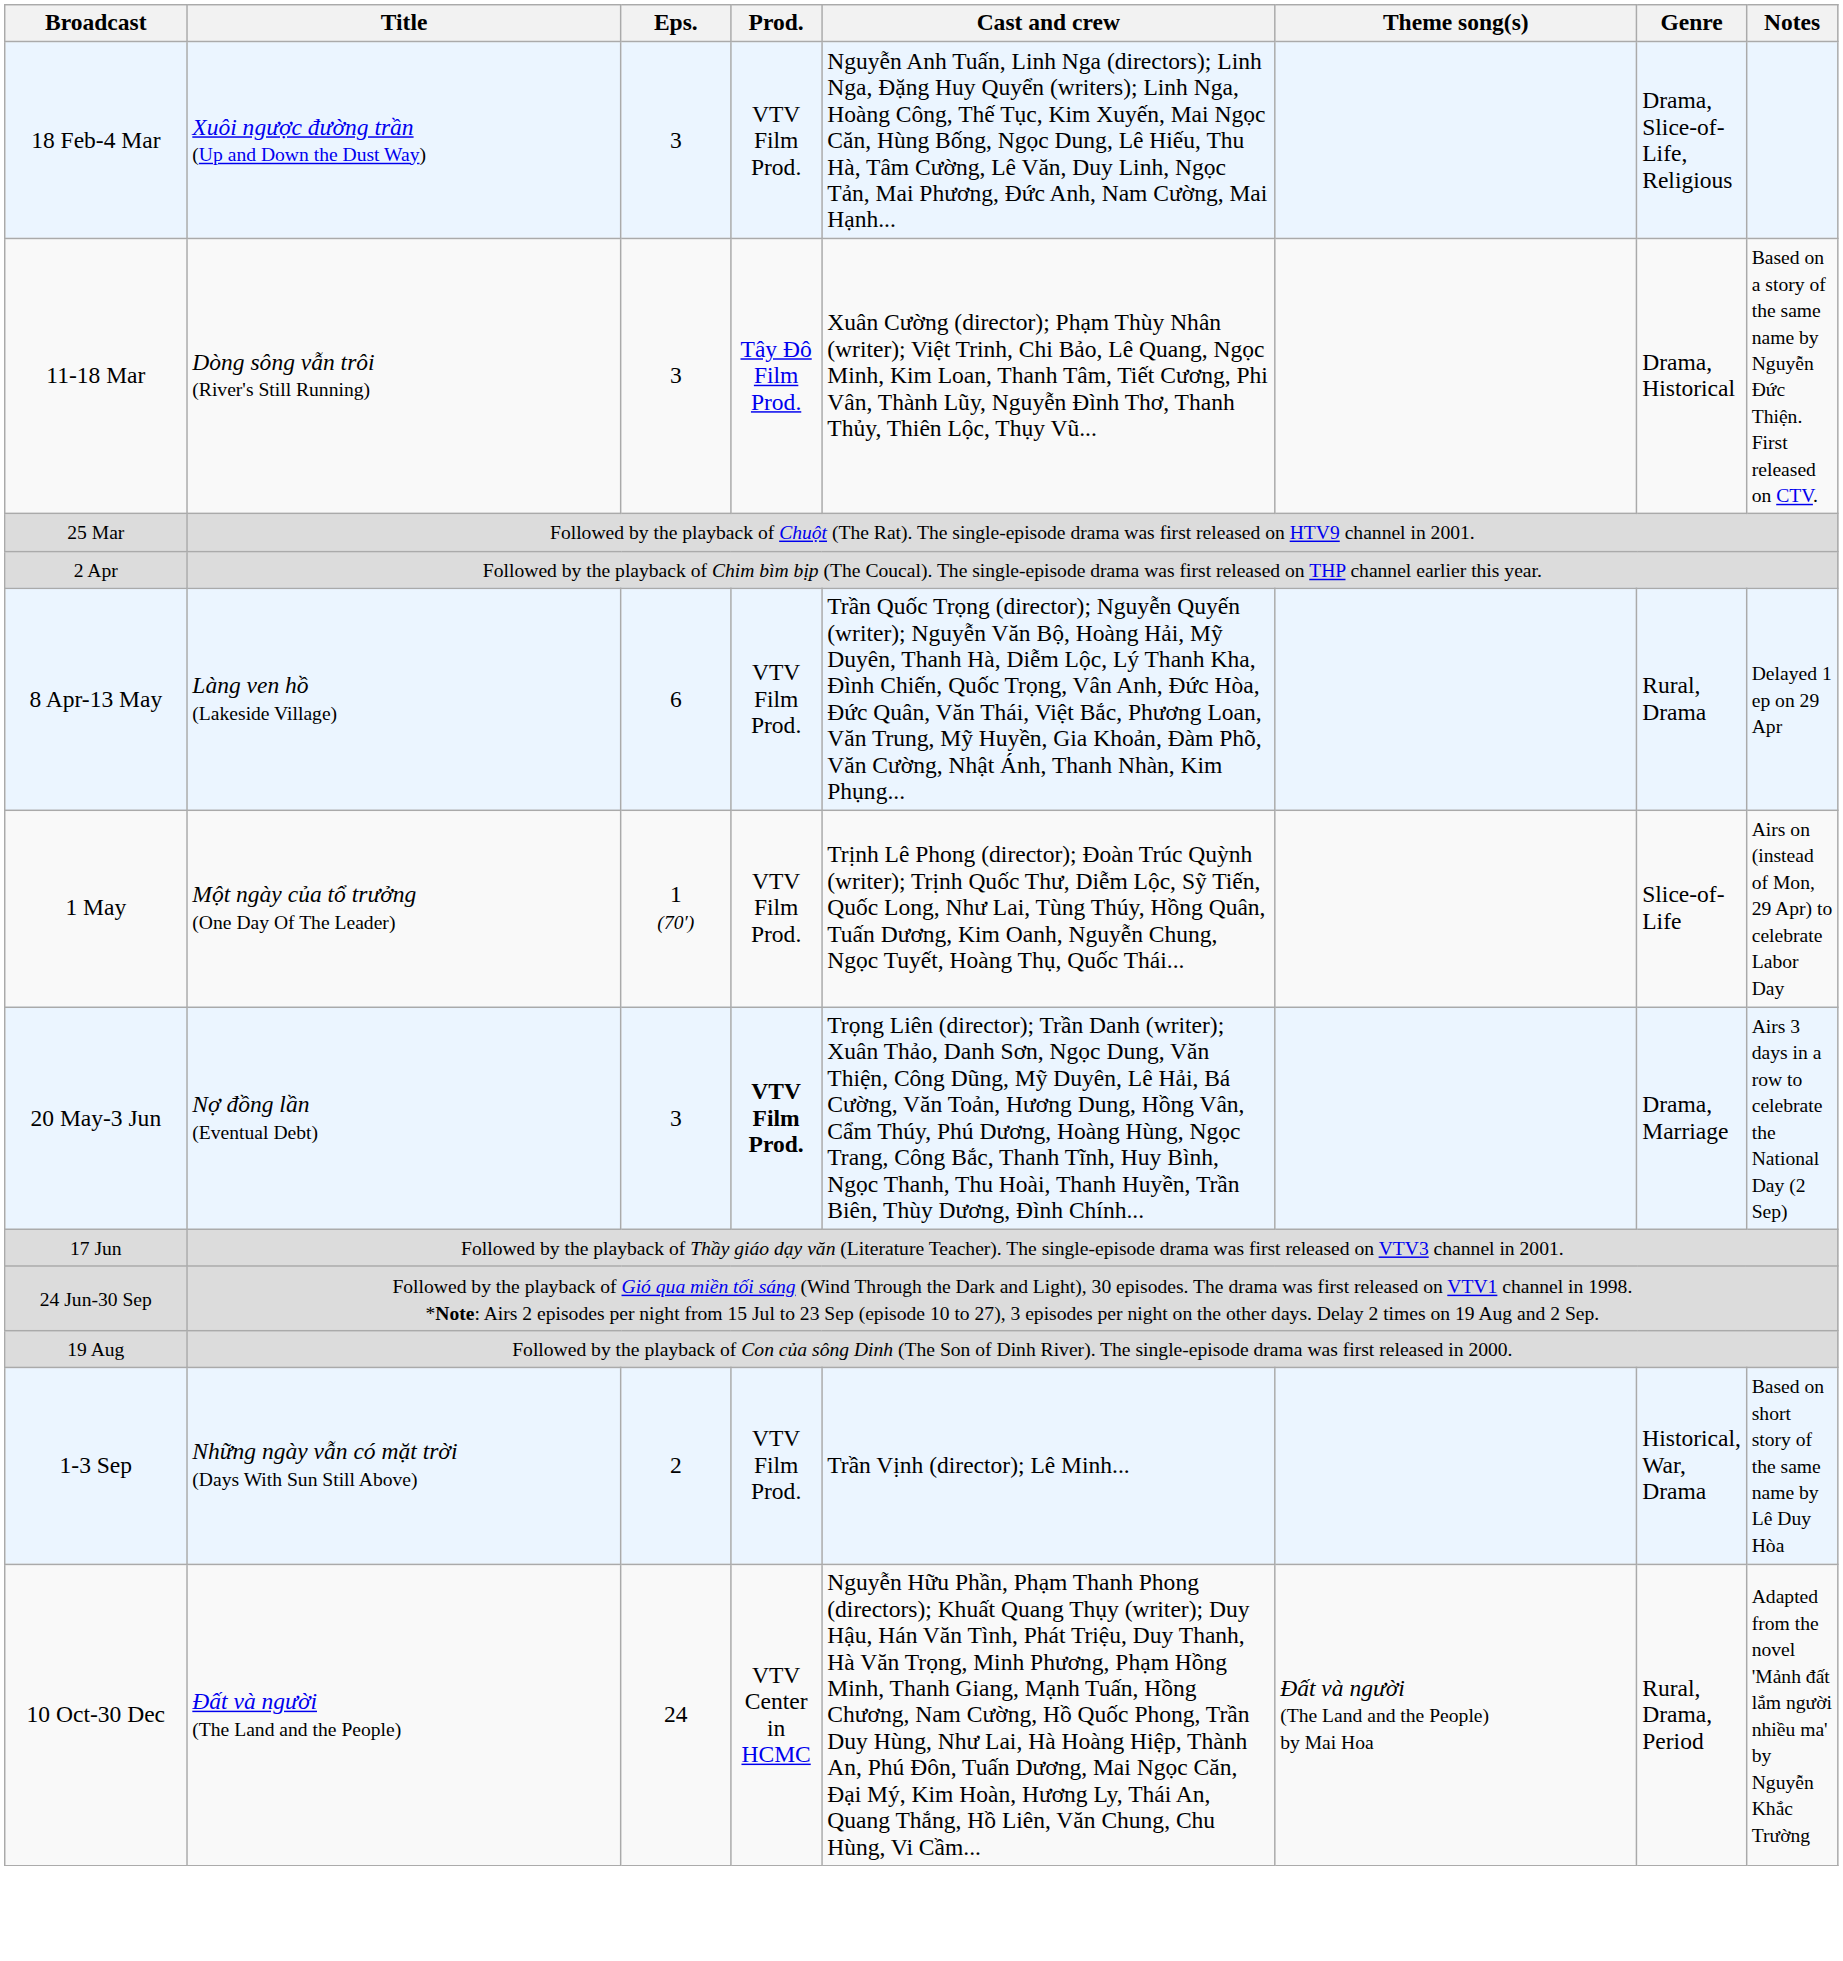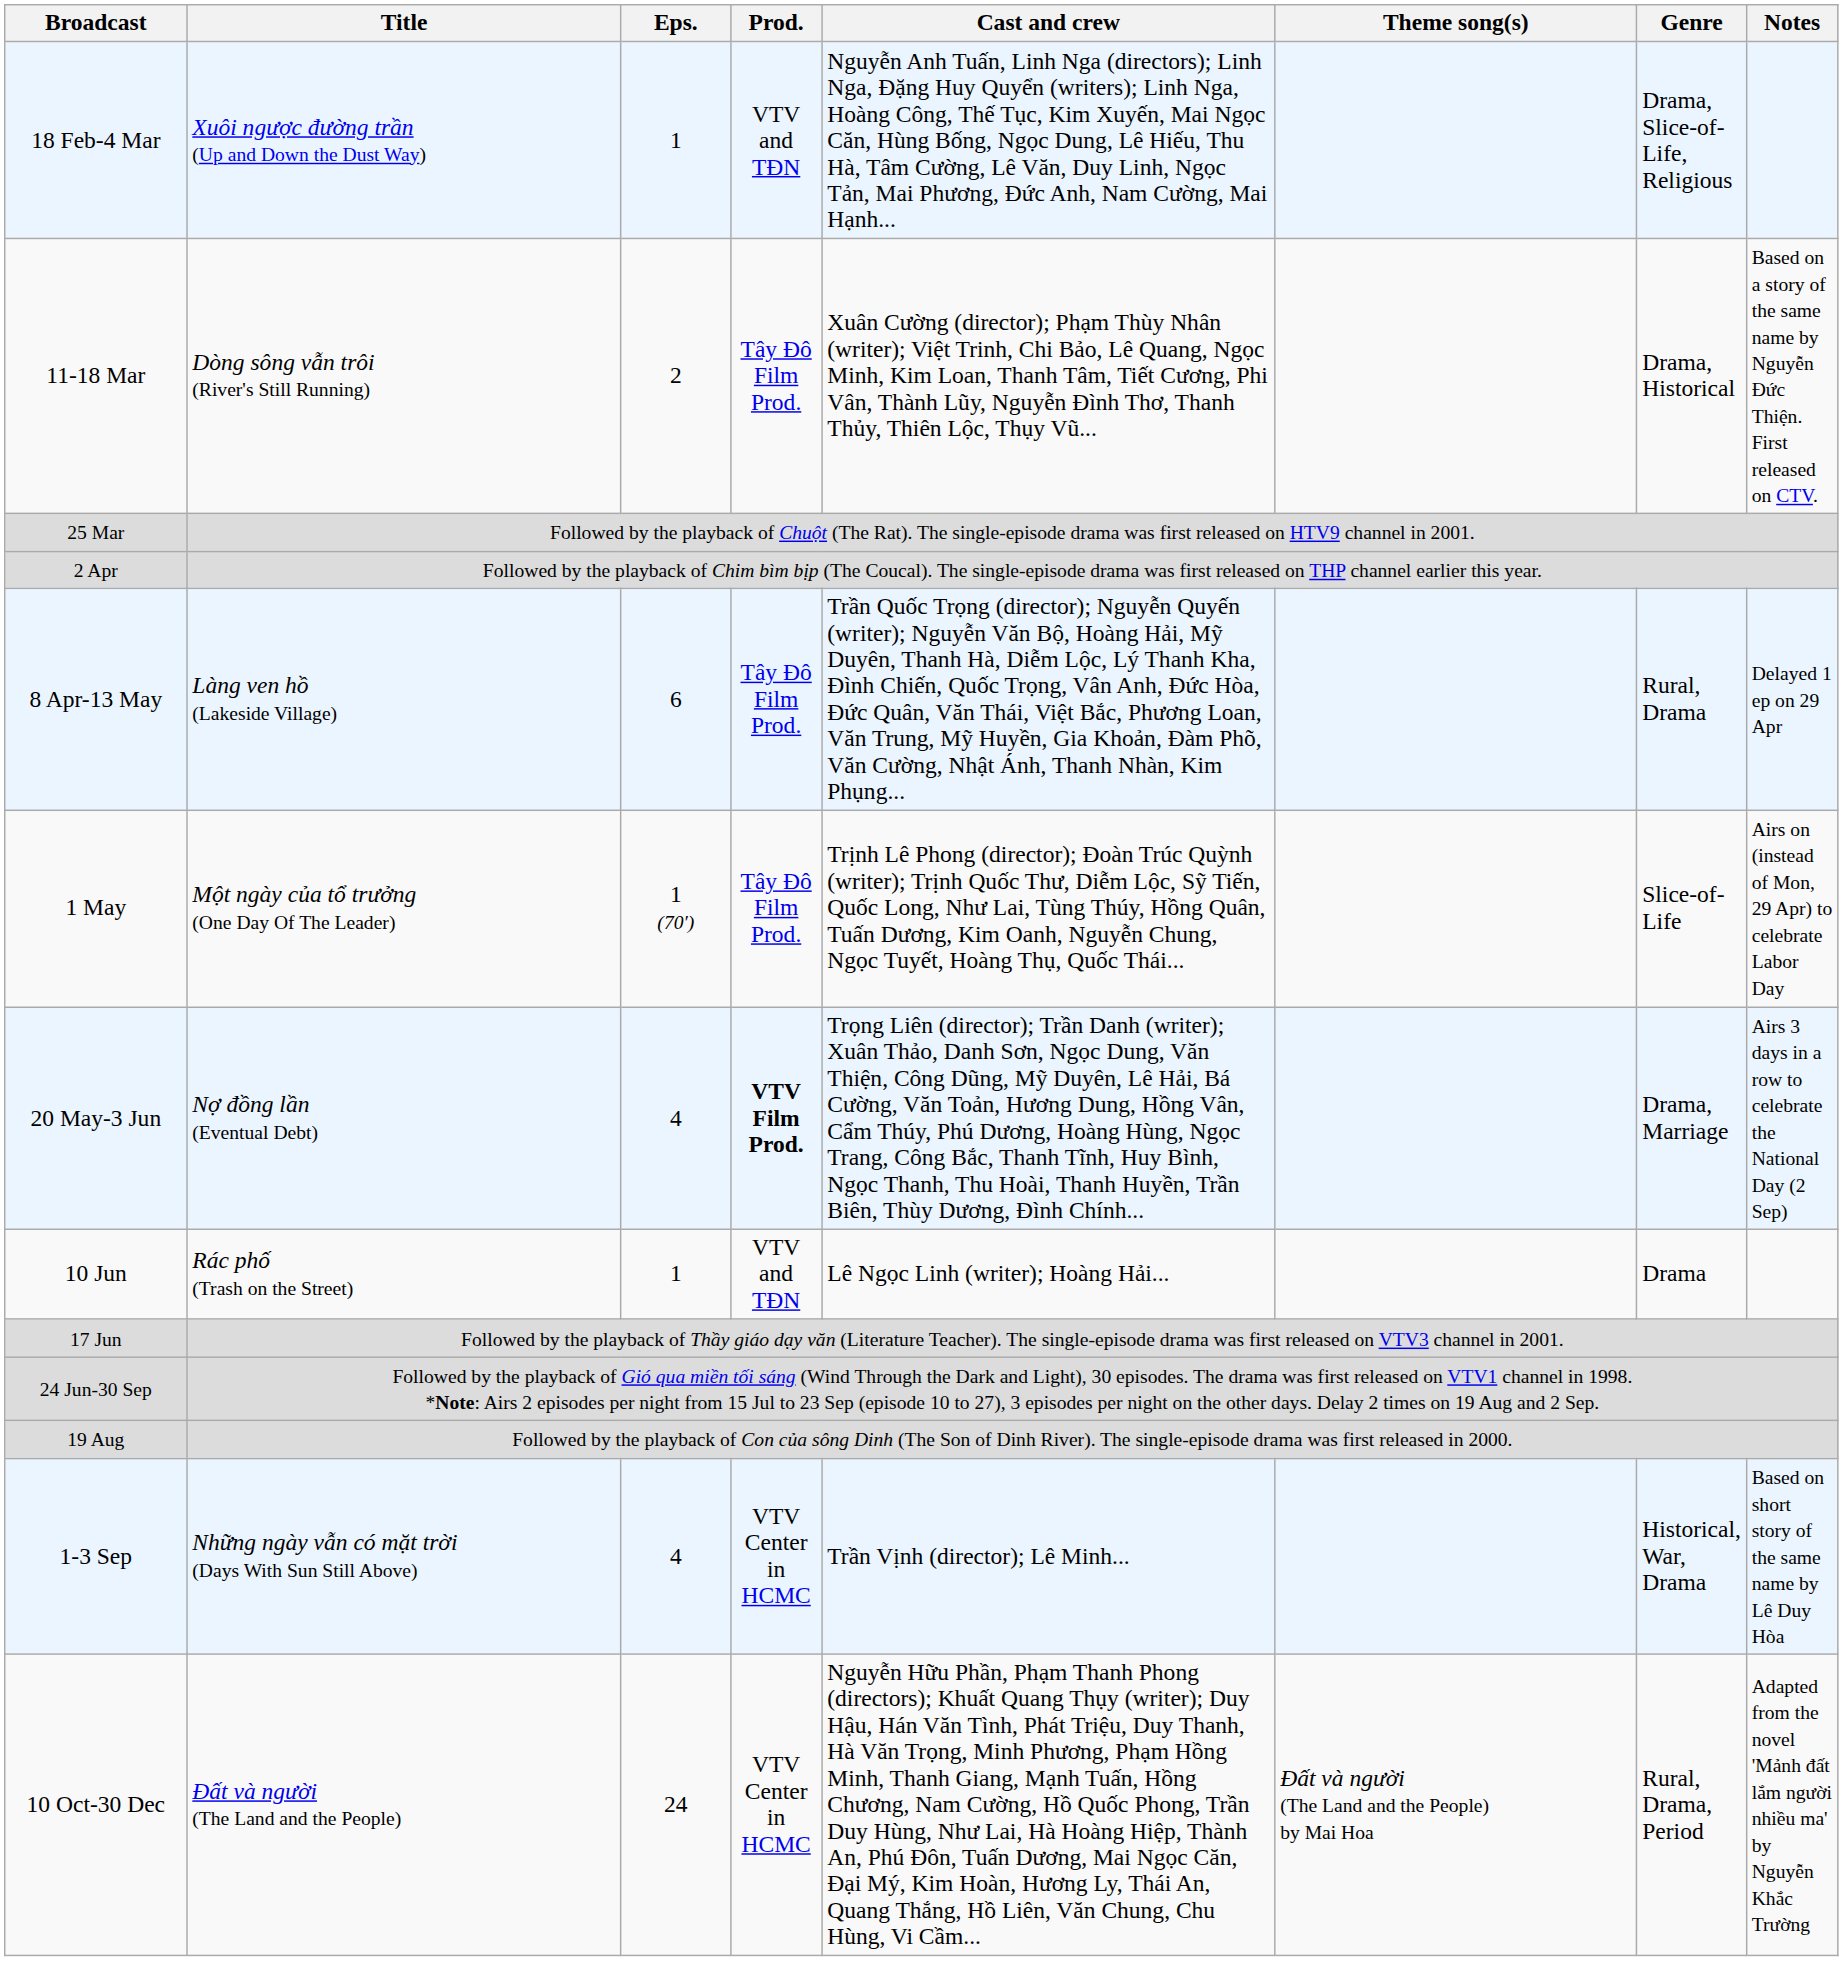(676, 139) 3 -> (676, 139) 1
(776, 139) VTV Film Prod. -> (776, 139) VTV and TĐN
(676, 375) 3 -> (676, 375) 2
(776, 699) VTV Film Prod. -> (776, 699) Tây Đô Film Prod.
(776, 908) VTV Film Prod. -> (776, 908) Tây Đô Film Prod.
(676, 1117) 3 -> (676, 1117) 4
+ row: (96, 1274)
(676, 1465) 2 -> (676, 1555) 4
(776, 1465) VTV Film Prod. -> (776, 1555) VTV Center in HCMC
